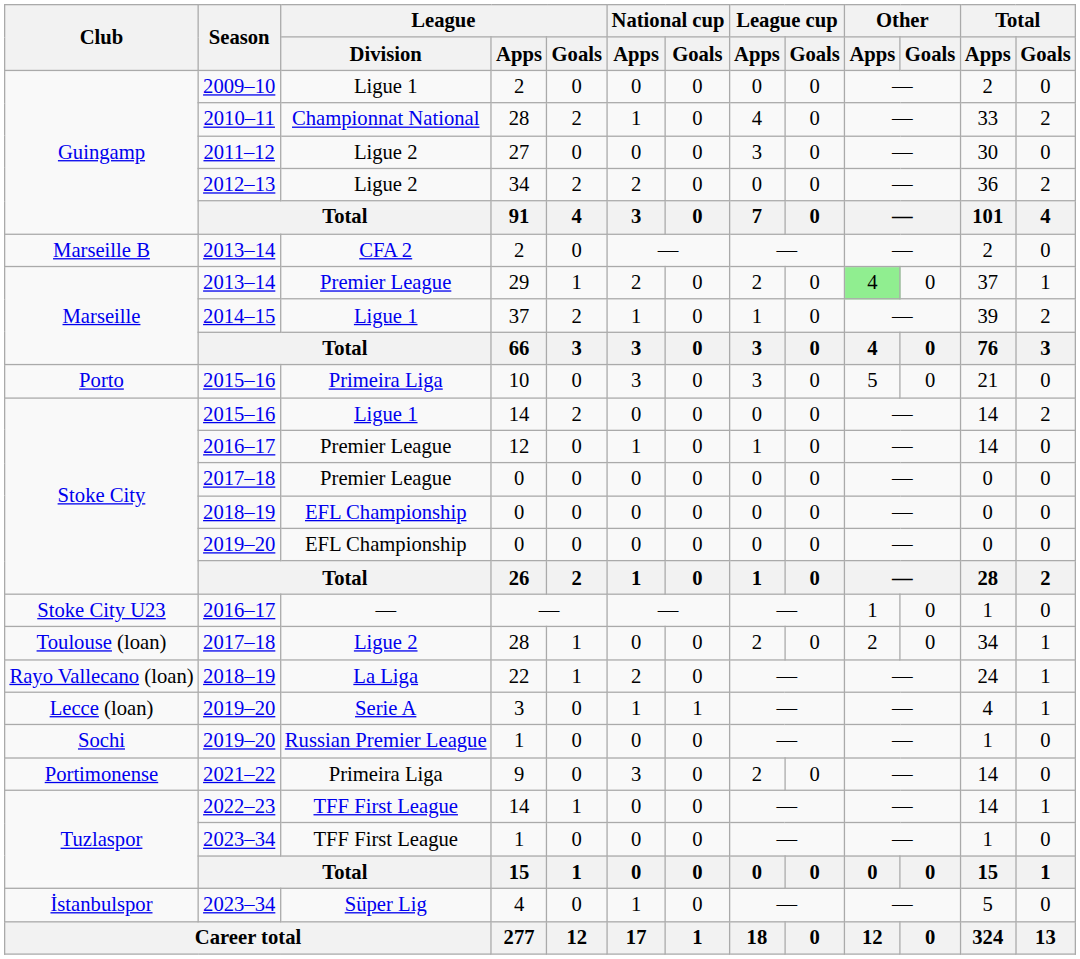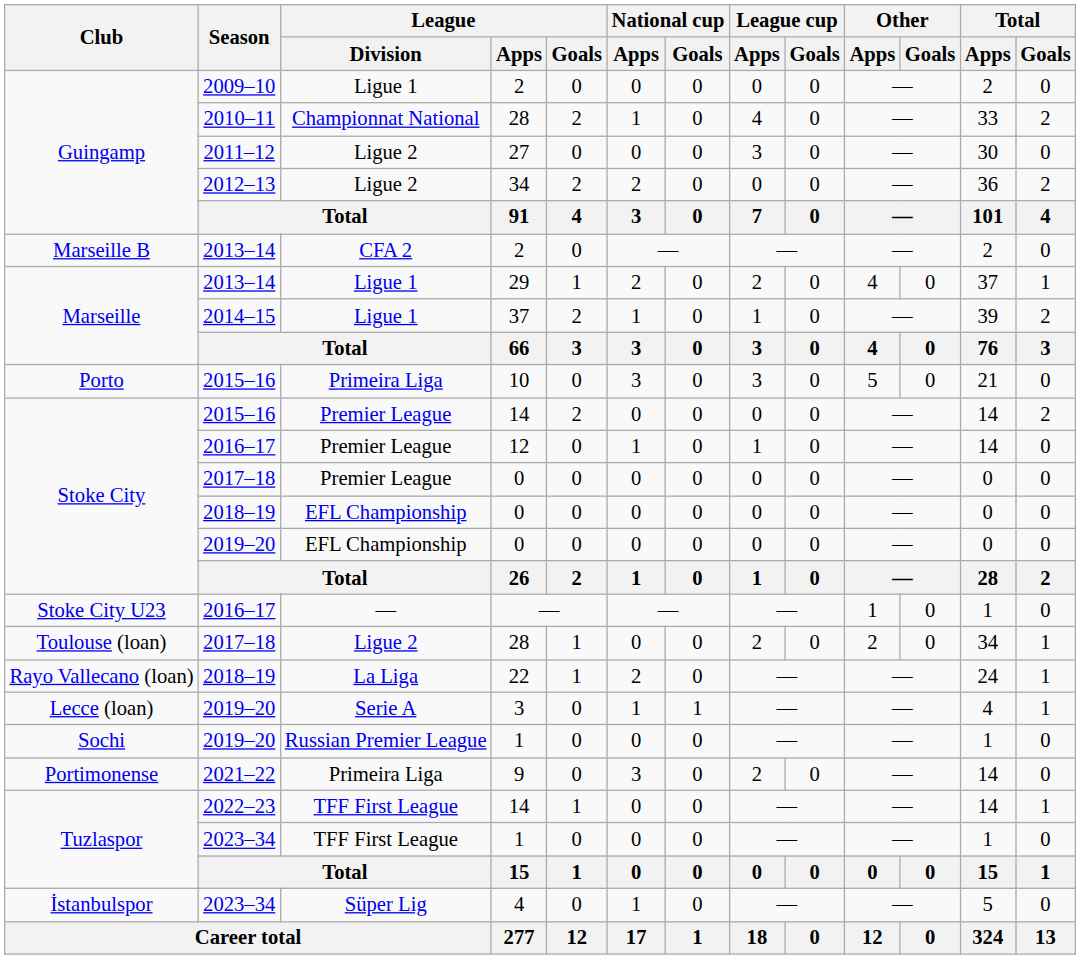(386, 282) Premier League -> (386, 282) Ligue 1
(872, 282) lightgreen background -> (872, 282) no background
(386, 413) Ligue 1 -> (386, 413) Premier League
